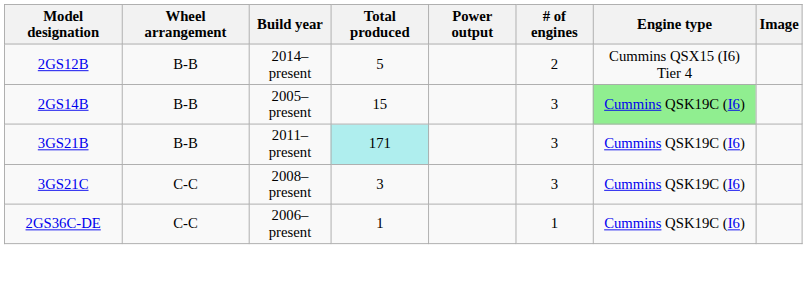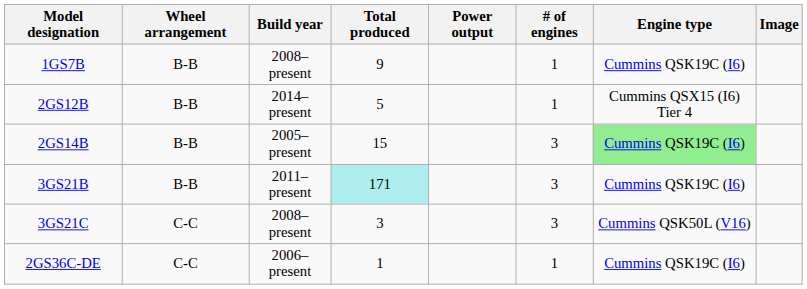+ row: (63, 64)
(554, 64) 2 -> (554, 104) 1
(674, 184) Cummins QSK19C (I6) -> (674, 223) Cummins QSK50L (V16)
